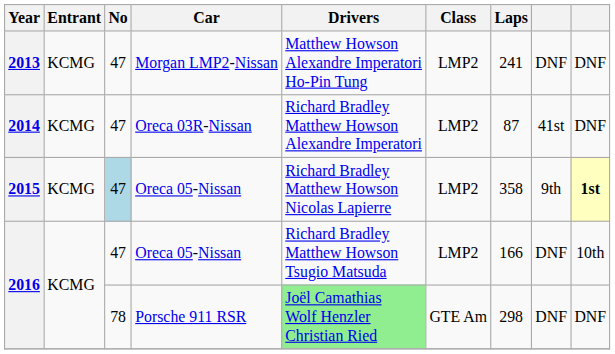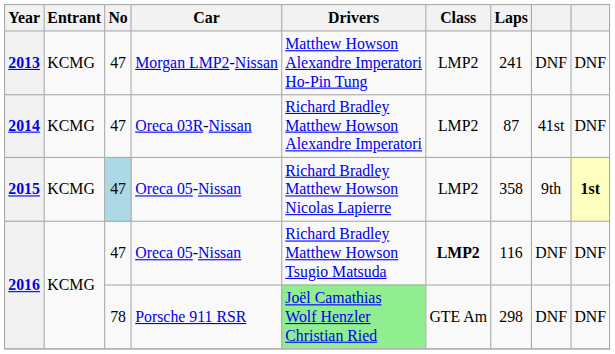(458, 253) normal -> (458, 253) bold
(511, 253) 166 -> (511, 253) 116
(590, 253) 10th -> (590, 253) DNF
